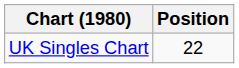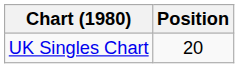(193, 47) 22 -> (193, 47) 20
